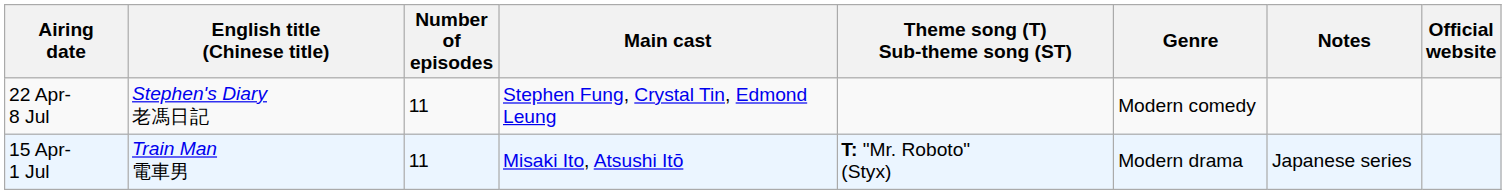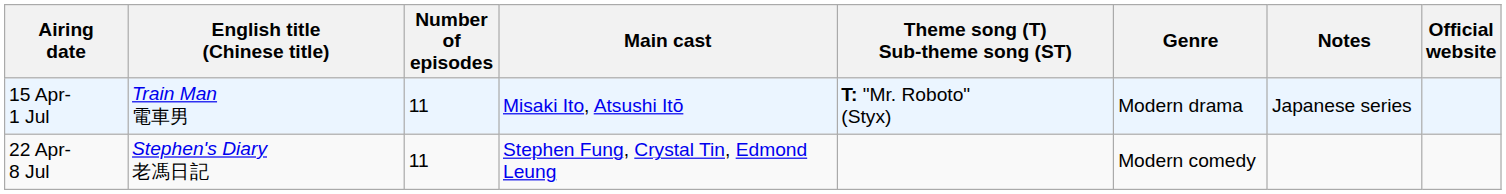rows swapped: (40, 161) <-> (40, 105)
